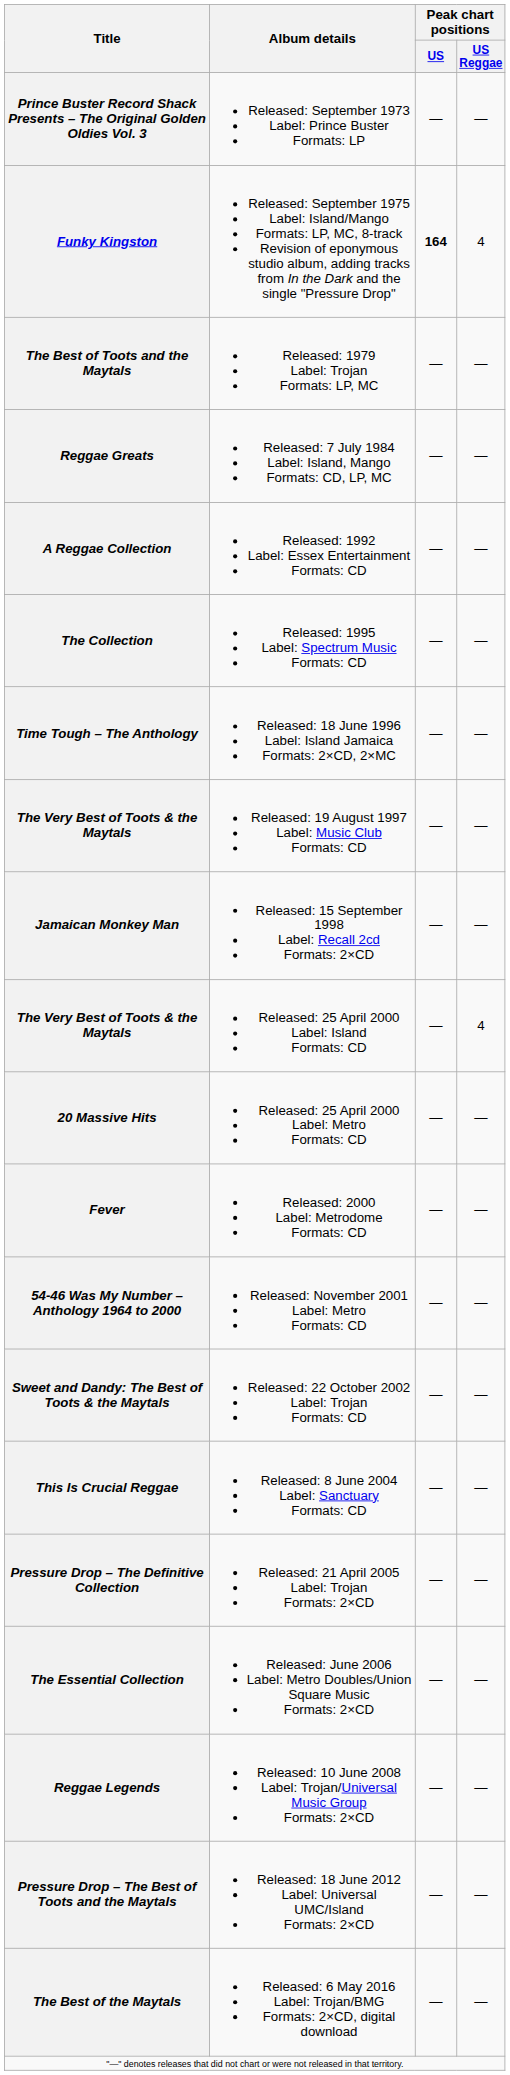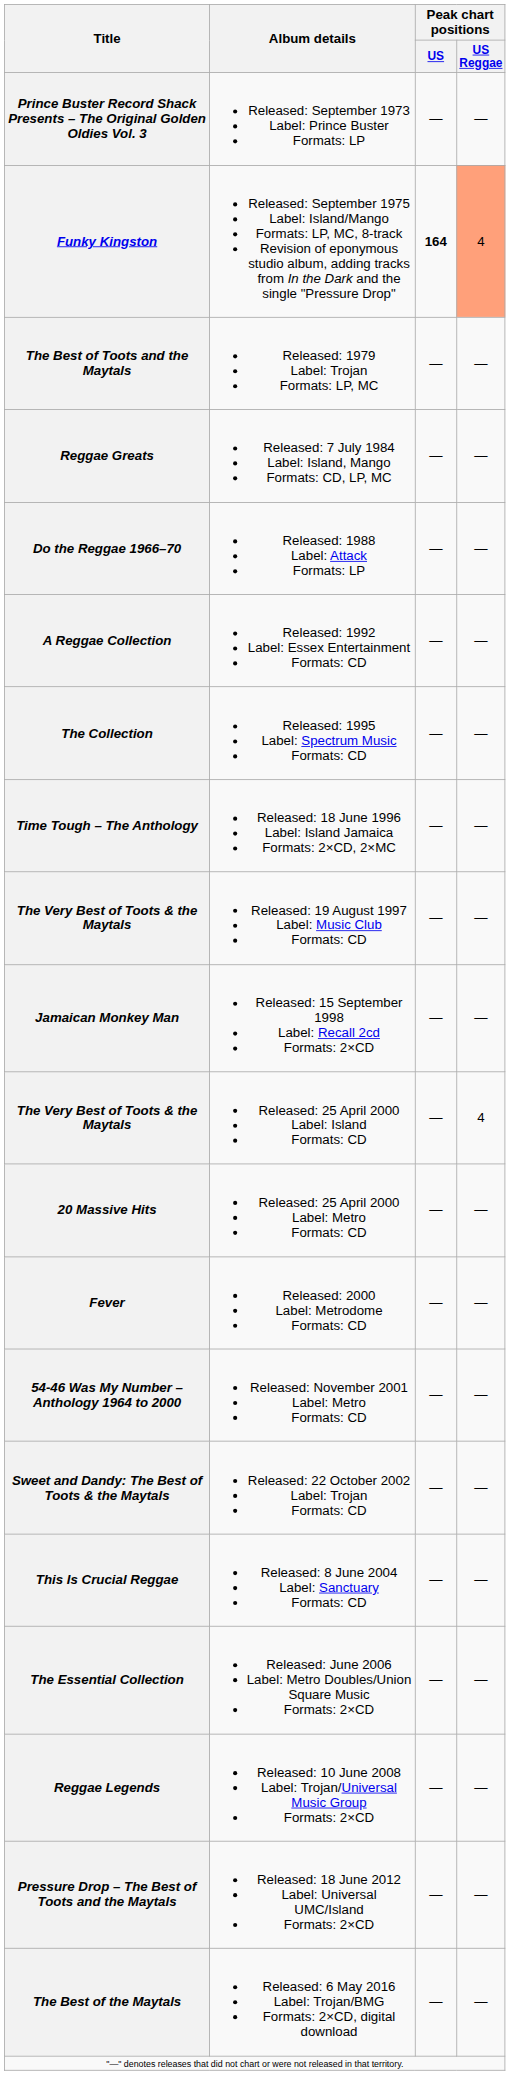(481, 241) no background -> (481, 241) lightsalmon background
+ row: (107, 548)
- row: (107, 1580)
